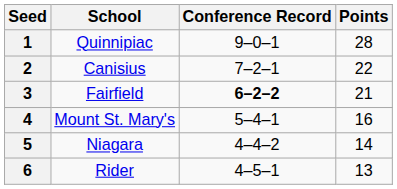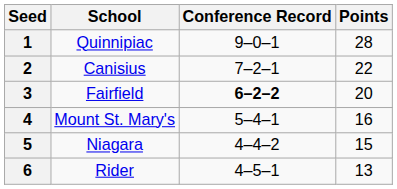(364, 94) 21 -> (364, 94) 20
(364, 145) 14 -> (364, 145) 15
